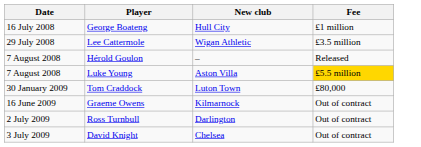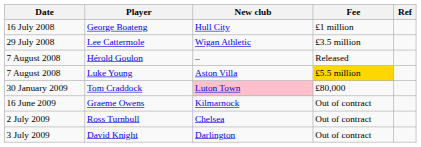+ column: (405, 12)
(218, 88) no background -> (218, 88) pink background
(215, 119) Darlington -> (210, 119) Chelsea
(210, 134) Chelsea -> (215, 134) Darlington
